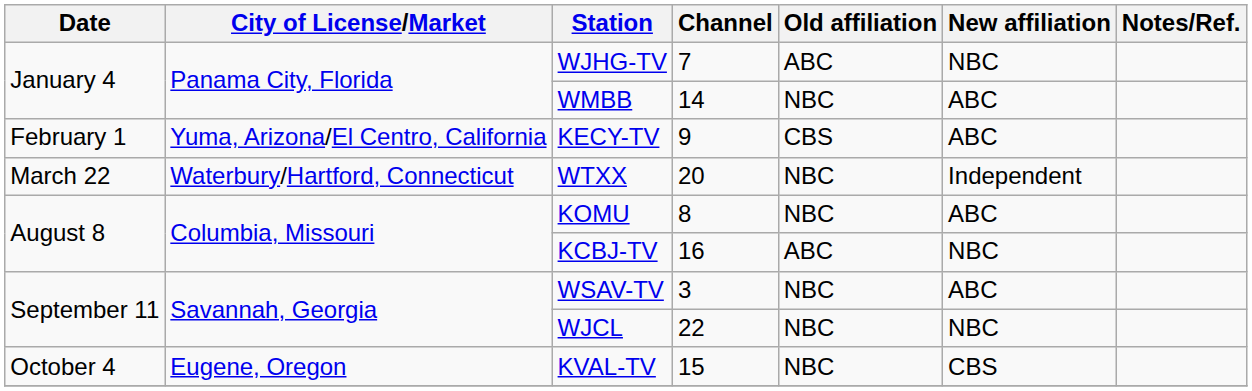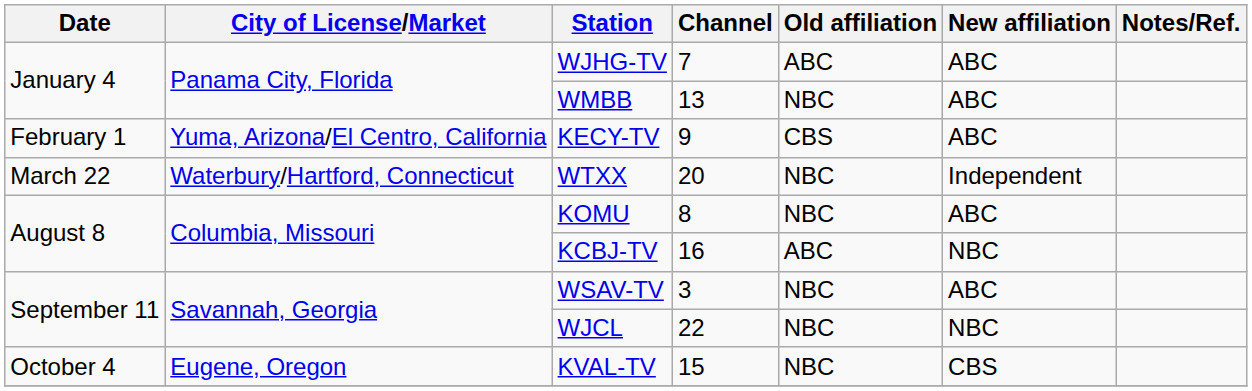(973, 61) NBC -> (973, 61) ABC
(691, 99) 14 -> (691, 99) 13
